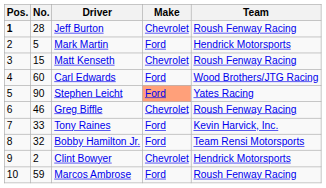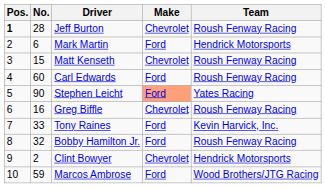(36, 45) 5 -> (36, 45) 6
(256, 77) Wood Brothers/JTG Racing -> (245, 77) Roush Fenway Racing
(39, 110) 46 -> (39, 110) 16
(249, 142) Team Rensi Motorsports -> (245, 142) Roush Fenway Racing
(245, 175) Roush Fenway Racing -> (256, 175) Wood Brothers/JTG Racing
